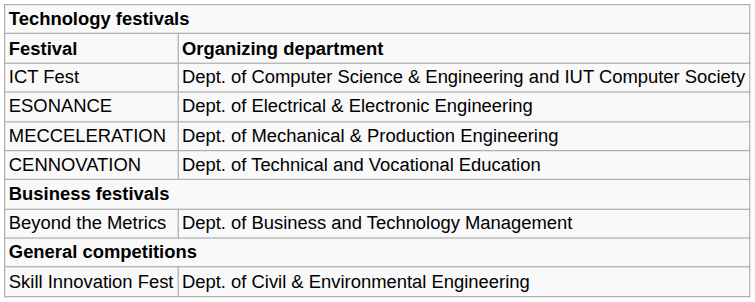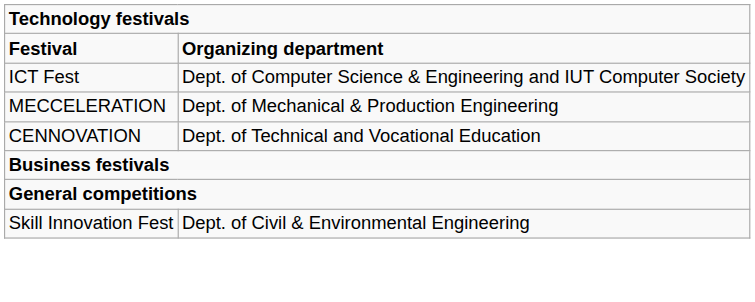- row: (60, 106)
- row: (88, 223)
